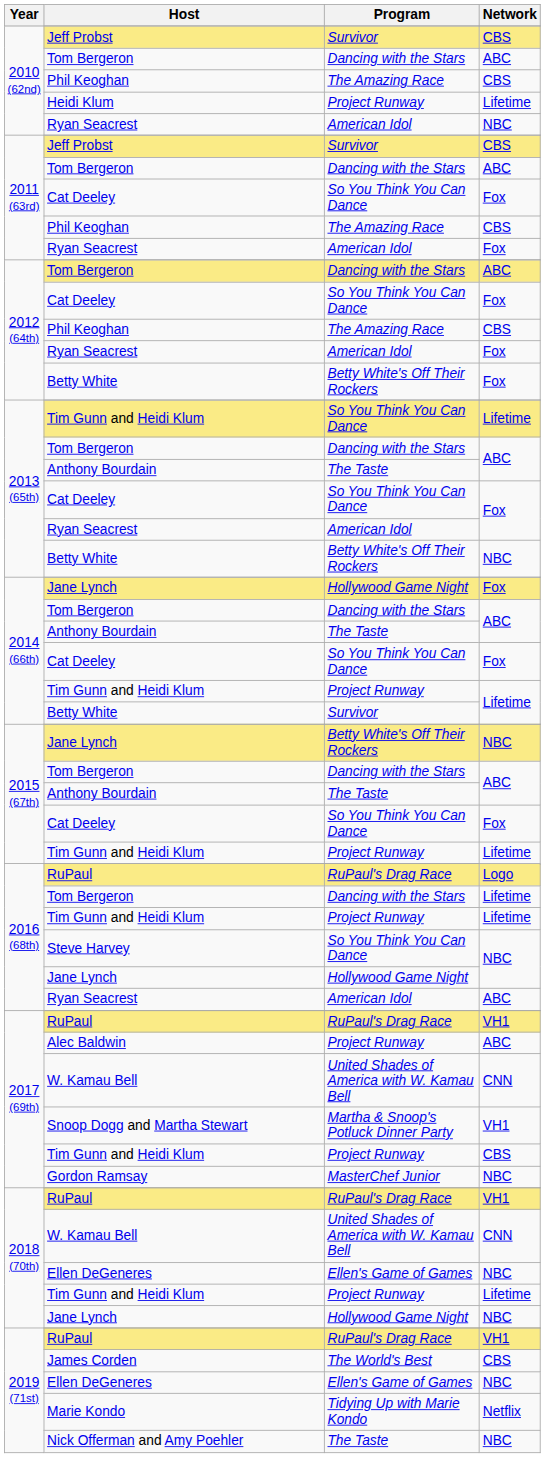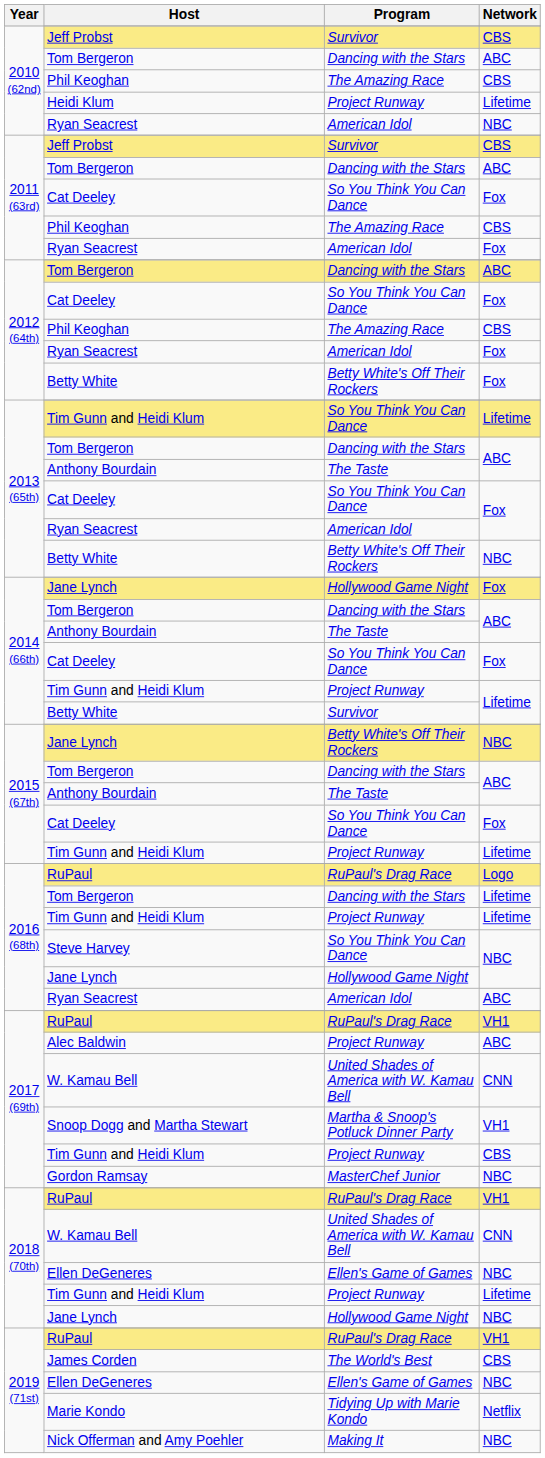(358, 1441) The Taste -> (355, 1441) Making It
